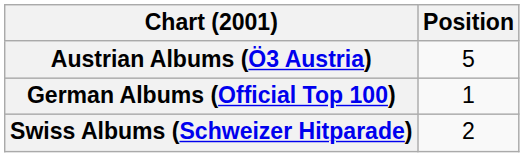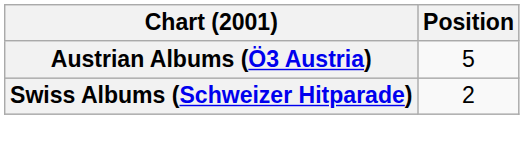- row: (211, 95)
